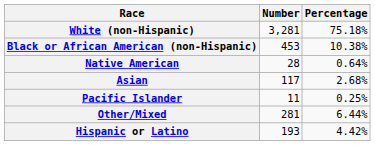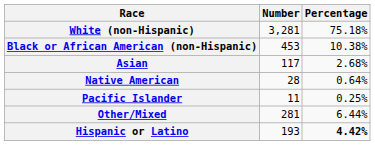rows swapped: (132, 64) <-> (132, 81)
(352, 132) normal -> (352, 132) bold
